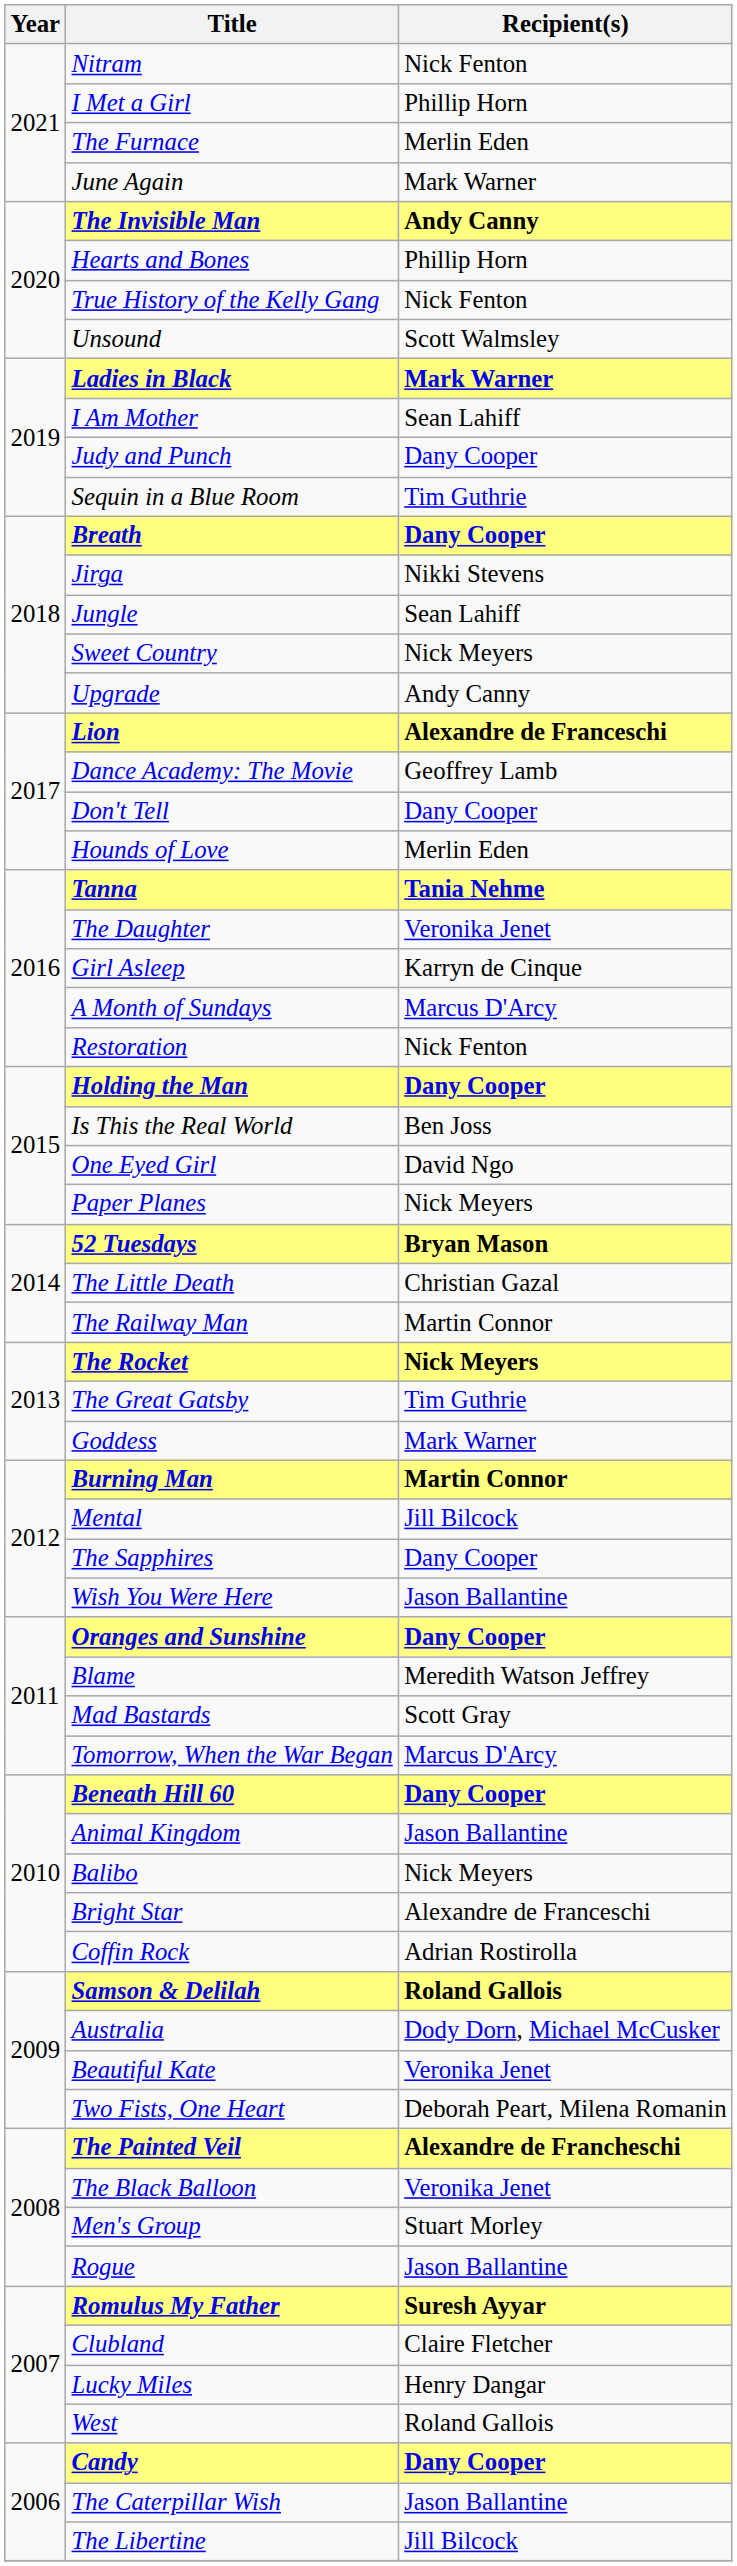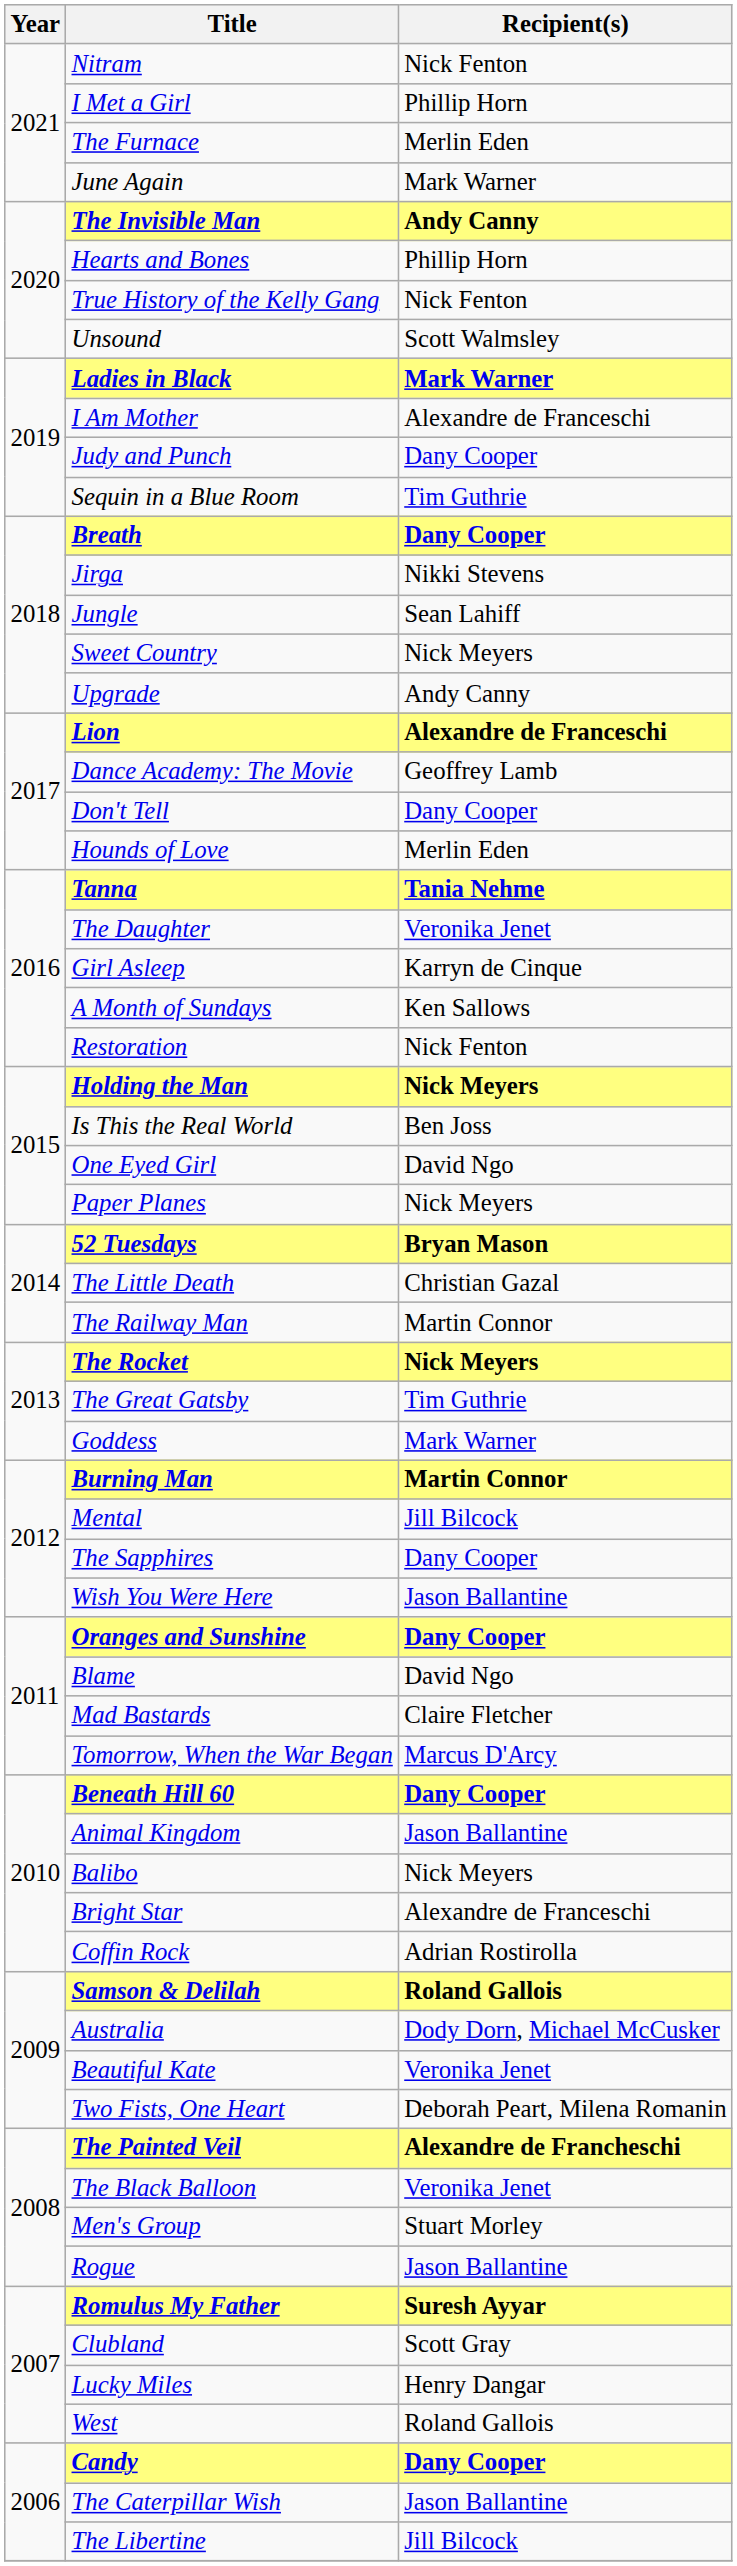(462, 417) Sean Lahiff -> (527, 417) Alexandre de Franceschi
(480, 1007) Marcus D'Arcy -> (467, 1007) Ken Sallows
(475, 1086) Dany Cooper -> (471, 1086) Nick Meyers
(527, 1676) Meredith Watson Jeffrey -> (459, 1676) David Ngo
(458, 1715) Scott Gray -> (478, 1715) Claire Fletcher
(478, 2344) Claire Fletcher -> (458, 2344) Scott Gray
